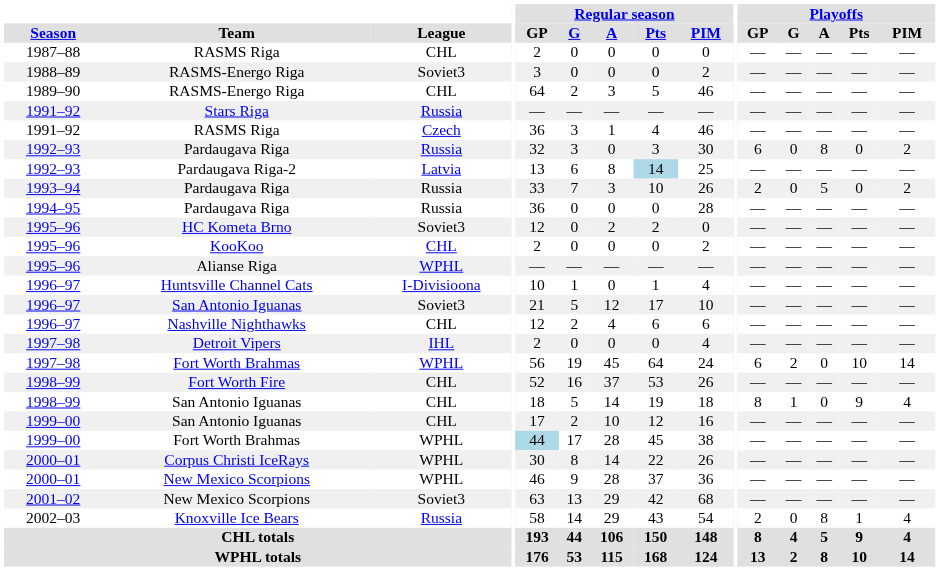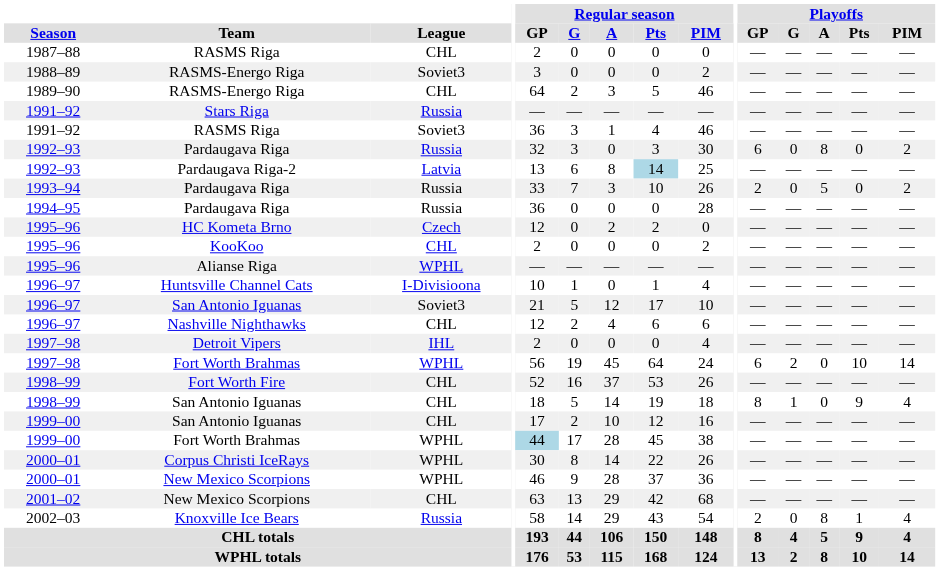(441, 130) Czech -> (441, 130) Soviet3
(441, 227) Soviet3 -> (441, 227) Czech
(441, 498) Soviet3 -> (441, 498) CHL
